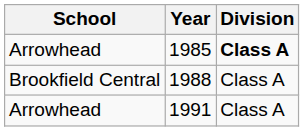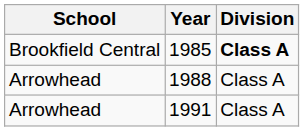(55, 49) Arrowhead -> (85, 49) Brookfield Central
(85, 79) Brookfield Central -> (55, 79) Arrowhead
